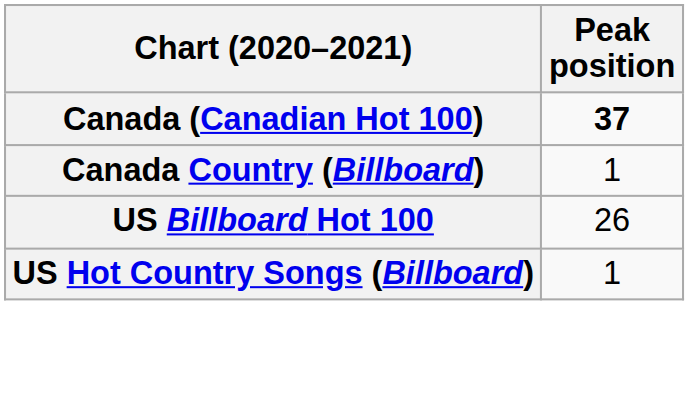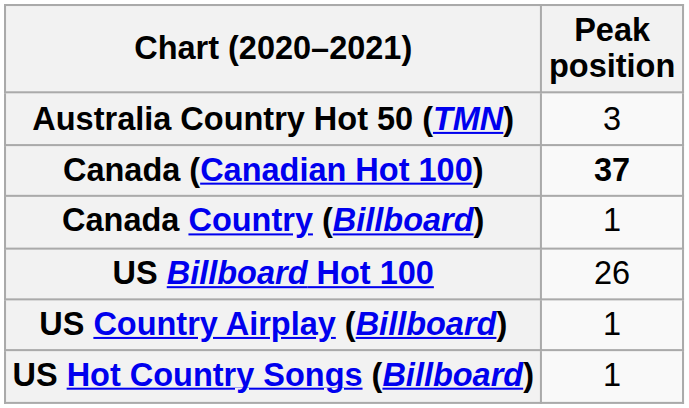+ row: (273, 118)
+ row: (273, 324)
